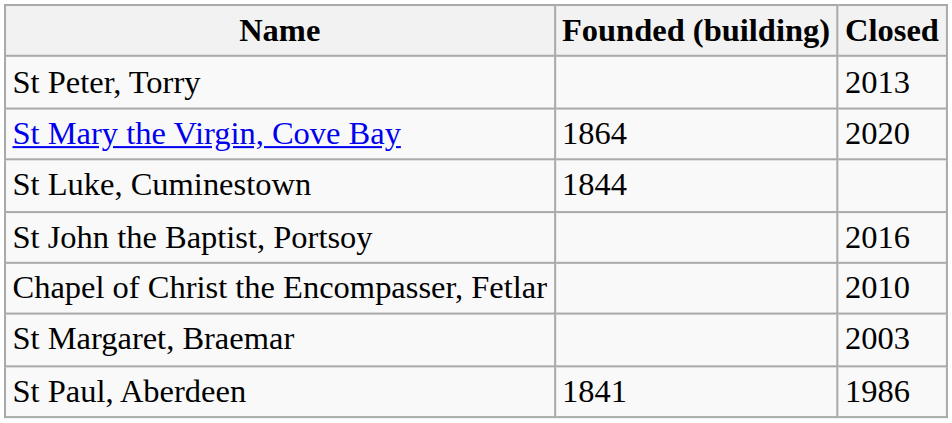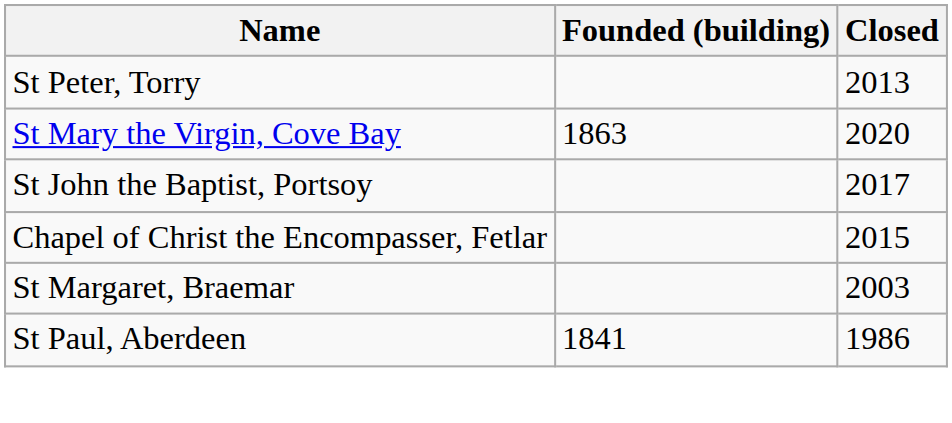(594, 133) 1864 -> (594, 133) 1863
- row: (162, 184)
(878, 236) 2016 -> (878, 184) 2017
(878, 287) 2010 -> (878, 236) 2015
